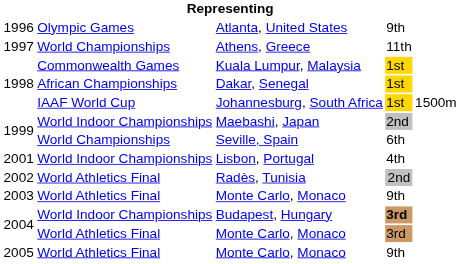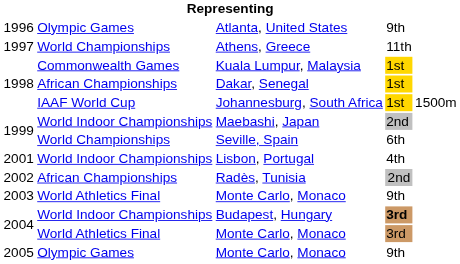(99, 177) World Athletics Final -> (107, 177) African Championships
(99, 252) World Athletics Final -> (86, 252) Olympic Games
